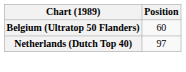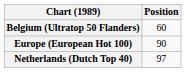+ row: (73, 43)
